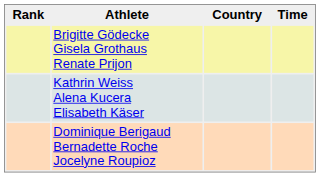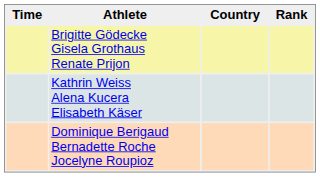columns swapped: (28, 15) <-> (293, 15)
